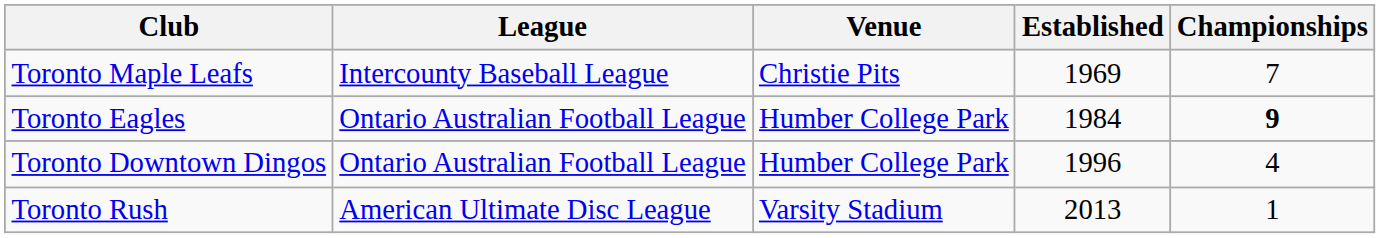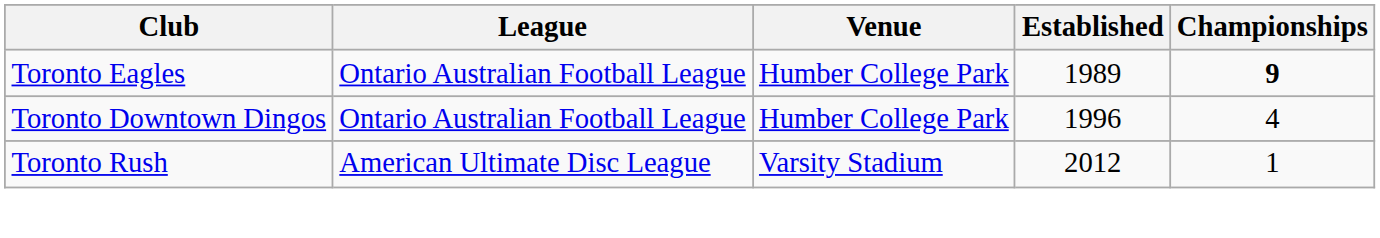- row: (132, 72)
(1093, 118) 1984 -> (1093, 72) 1989
(1093, 208) 2013 -> (1093, 163) 2012
